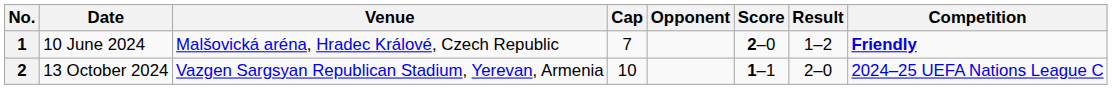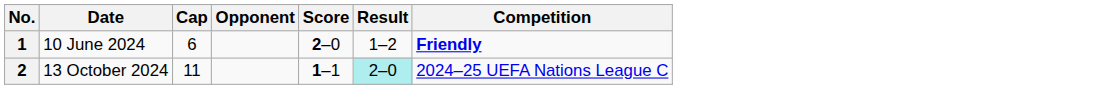- column: (390, 17)
(627, 44) 7 -> (192, 44) 6
(627, 71) 10 -> (192, 71) 11
(818, 71) no background -> (383, 71) paleturquoise background
